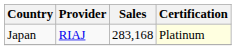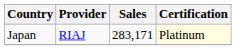(133, 34) 283,168 -> (133, 34) 283,171
